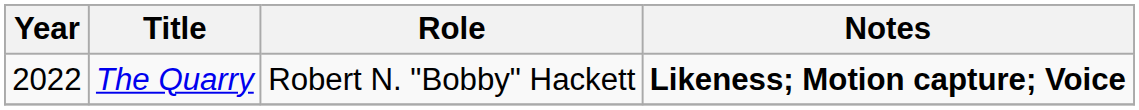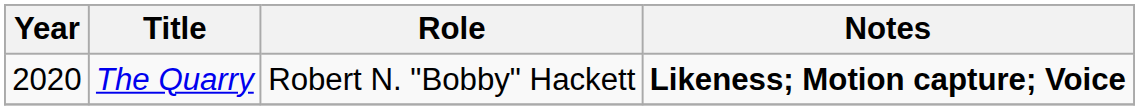(47, 78) 2022 -> (47, 78) 2020
